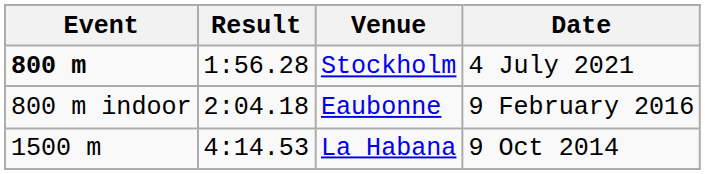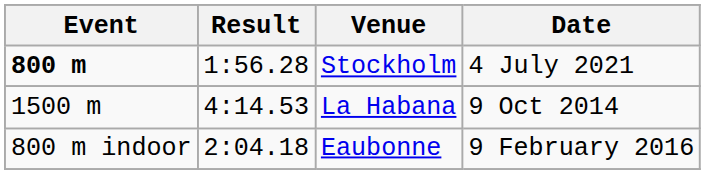rows swapped: (381, 107) <-> (389, 148)
